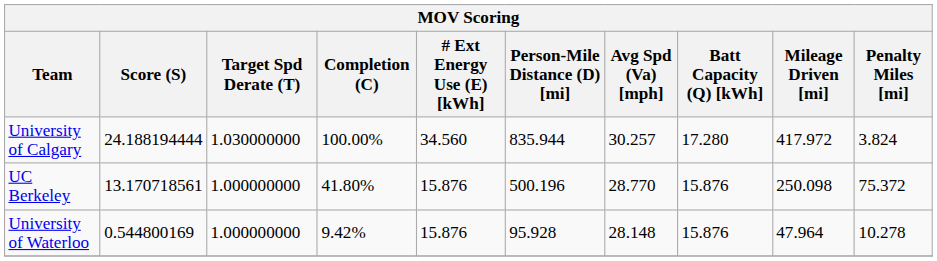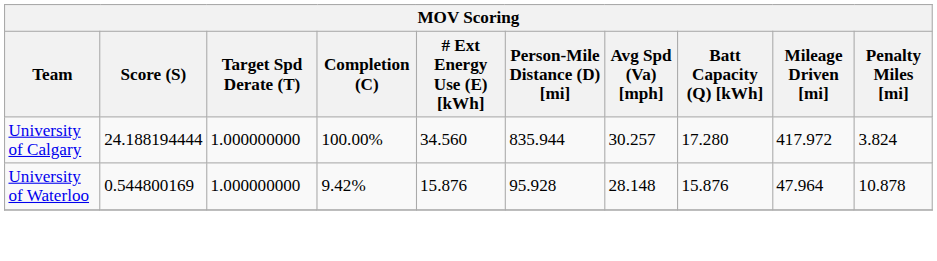(255, 139) 1.030000000 -> (255, 139) 1.000000000
- row: (39, 186)
(882, 232) 10.278 -> (882, 186) 10.878
